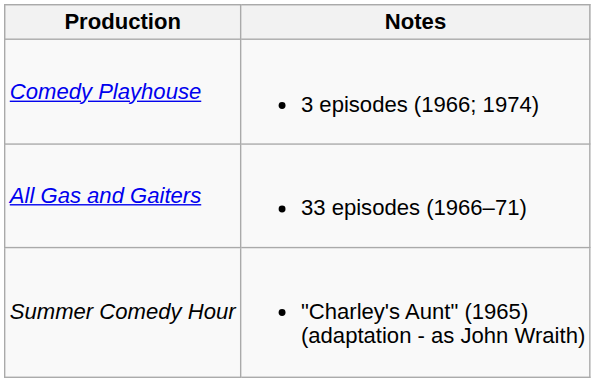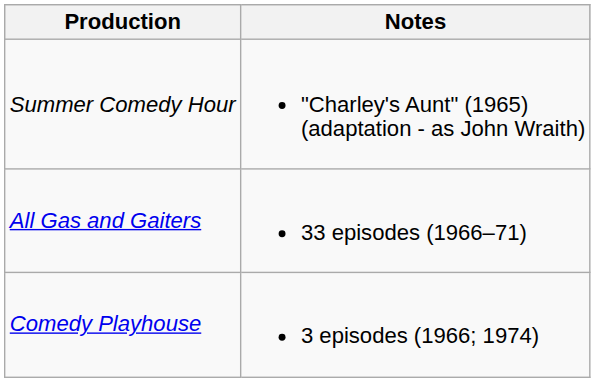rows swapped: (123, 311) <-> (106, 91)
